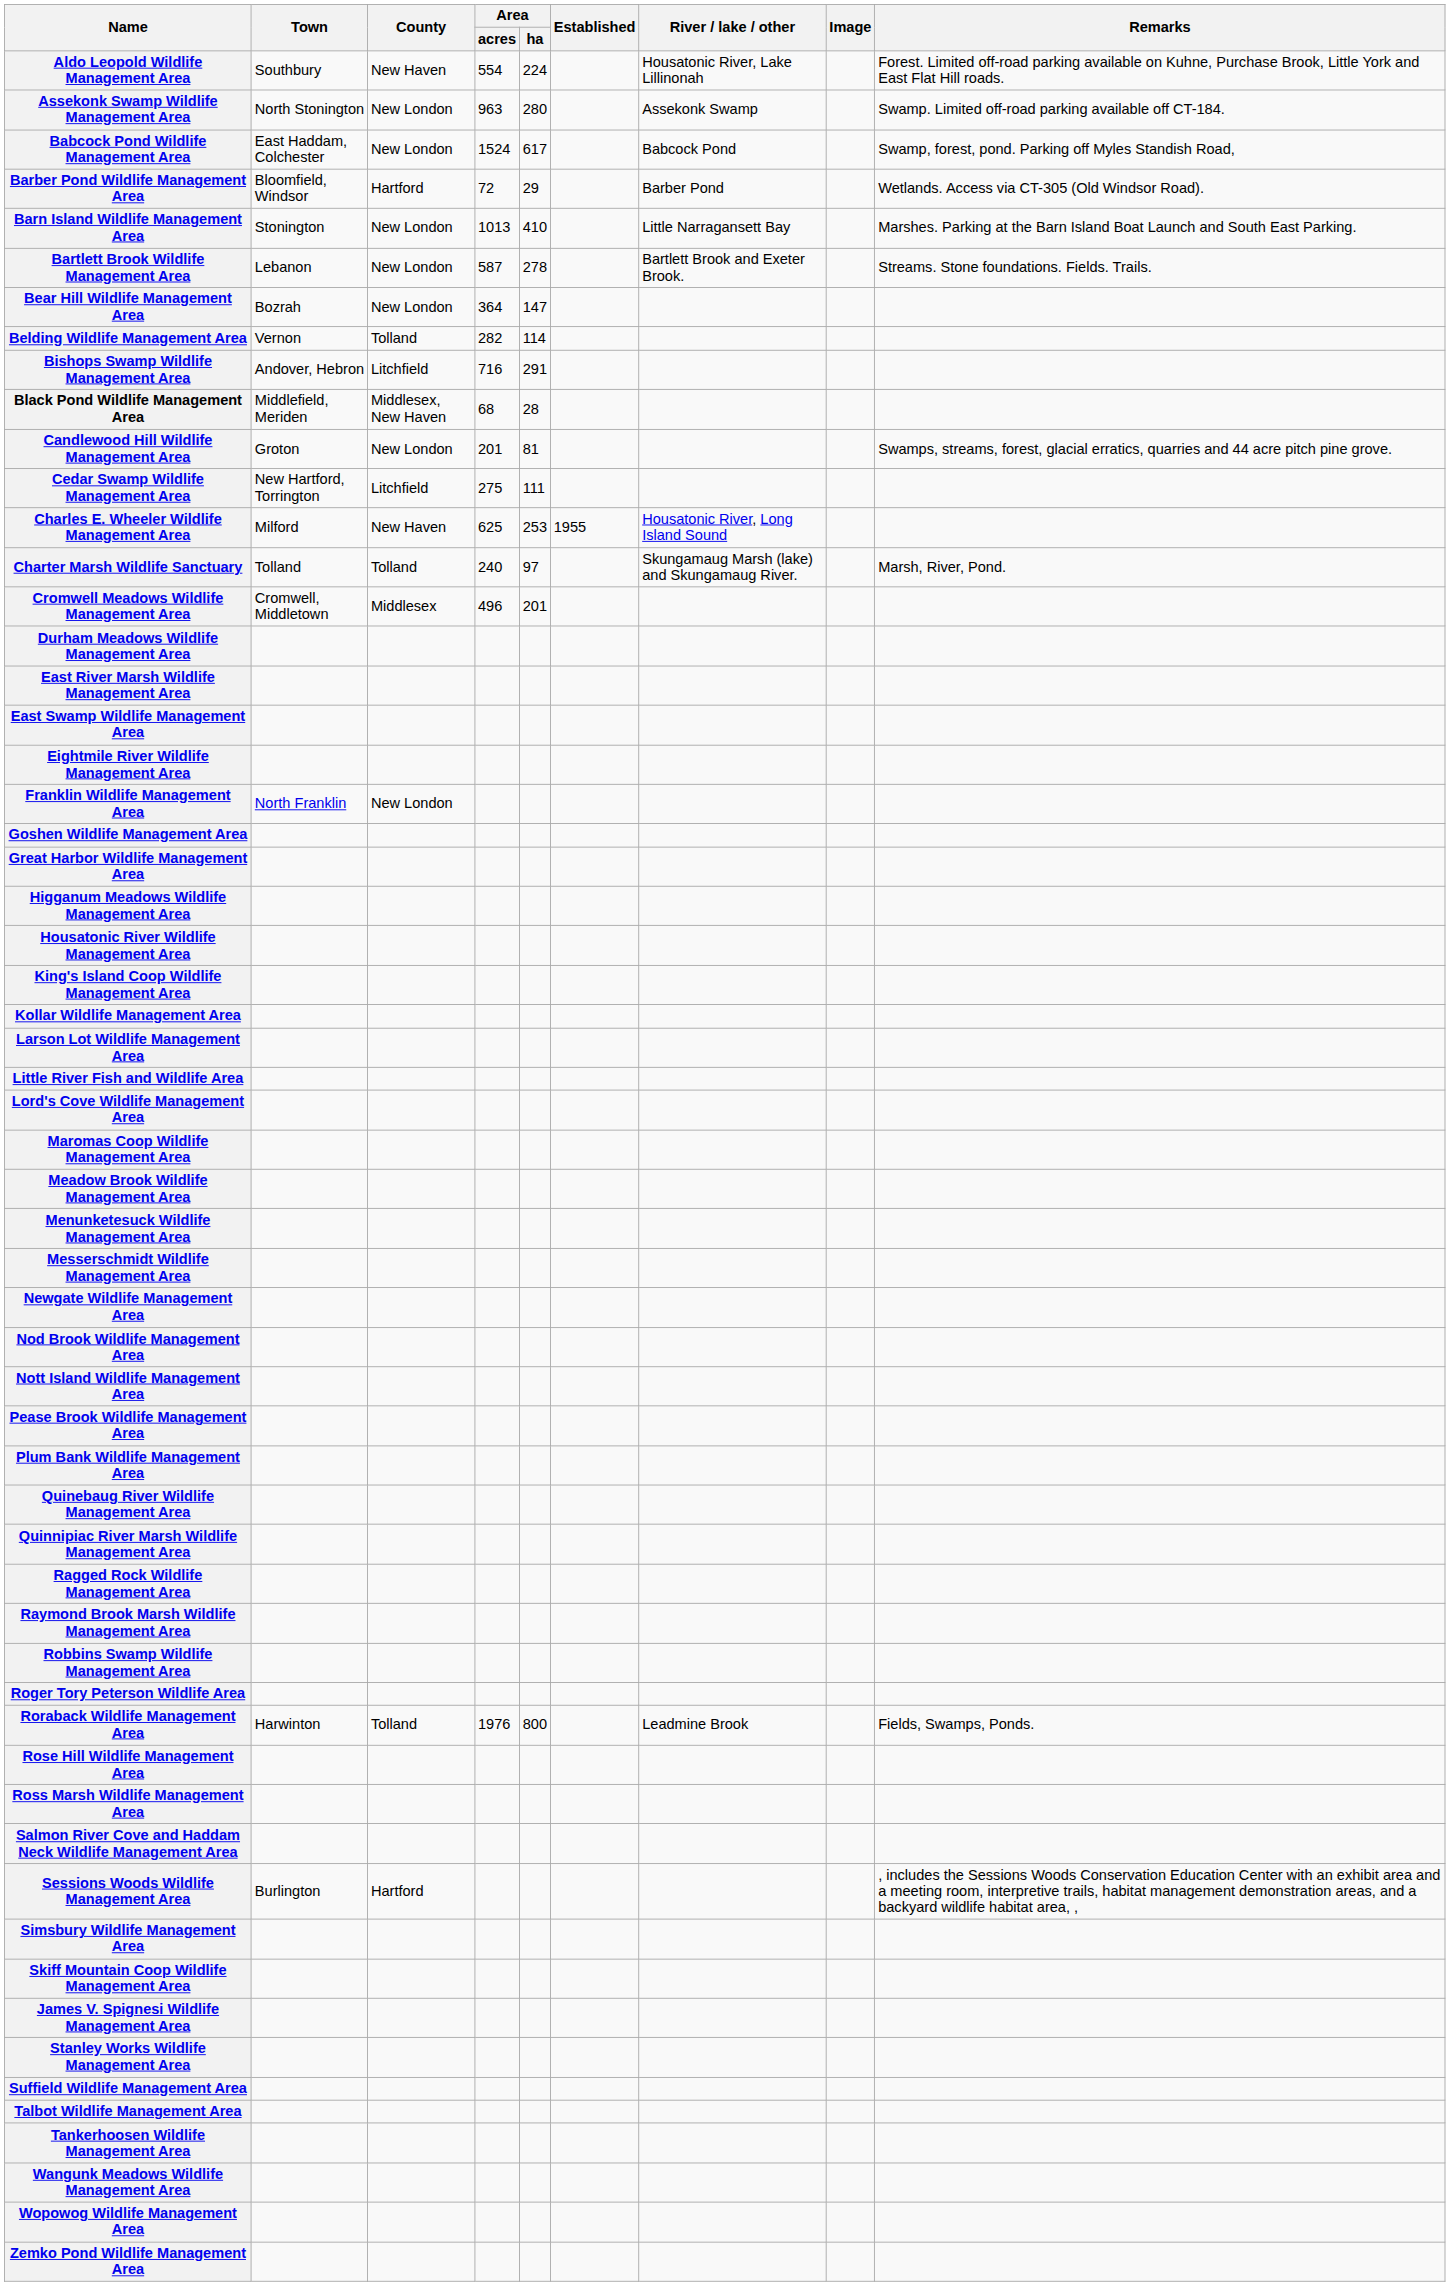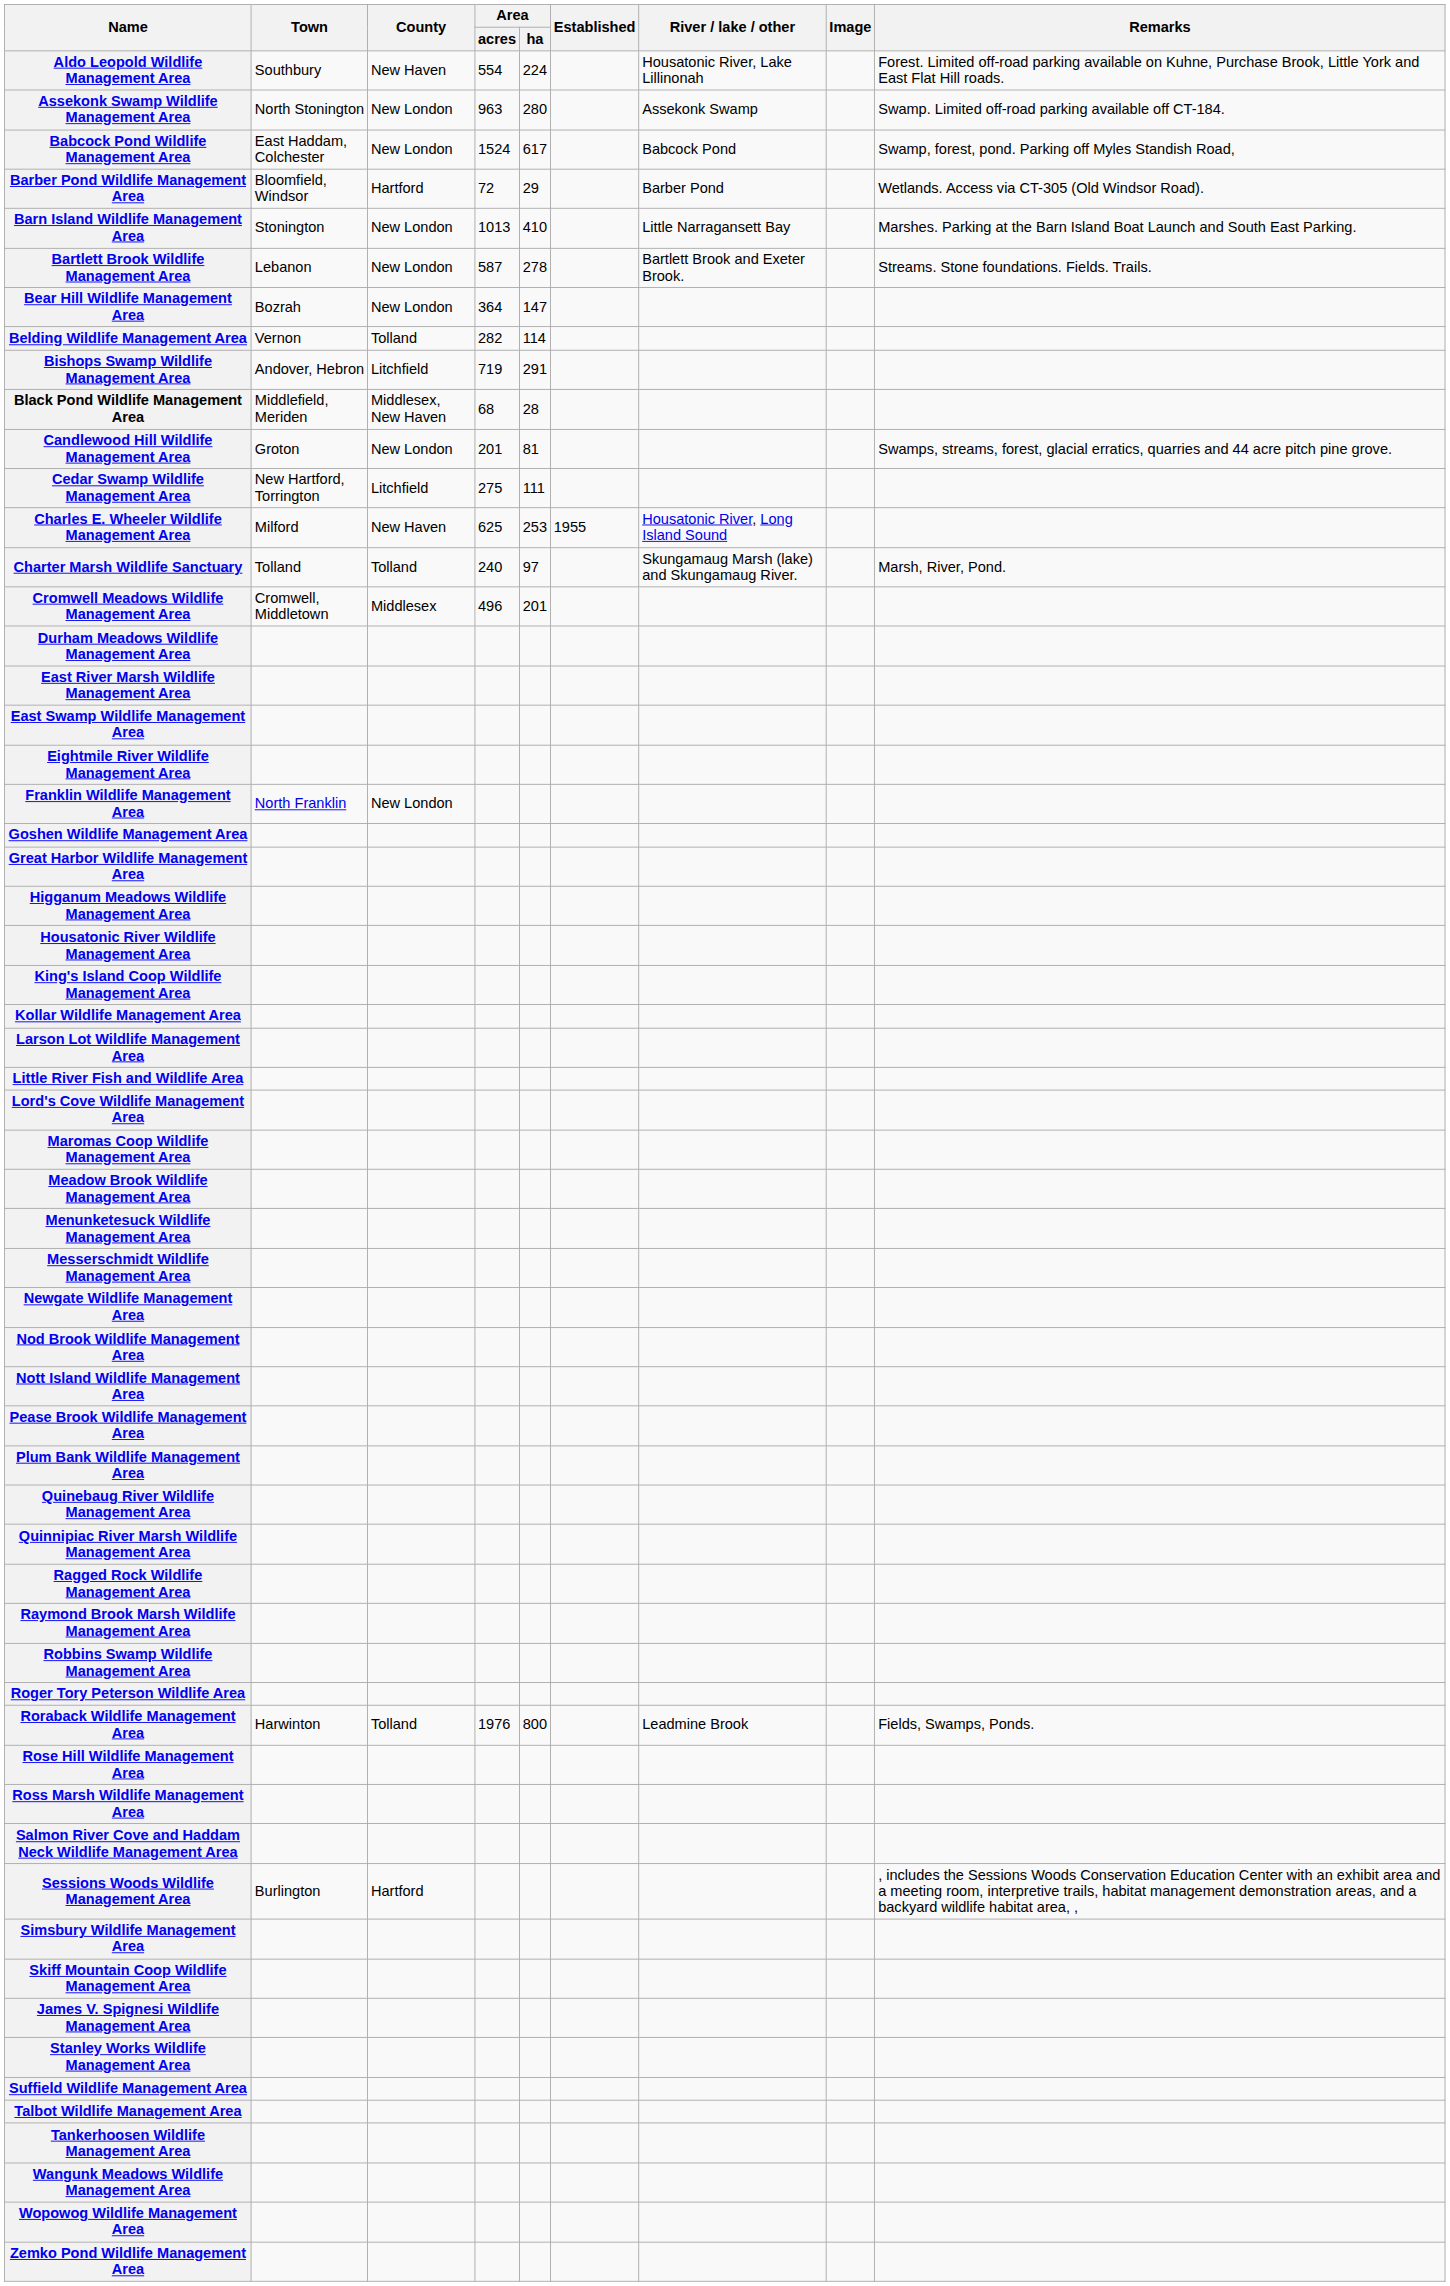(490, 369) 716 -> (490, 369) 719
